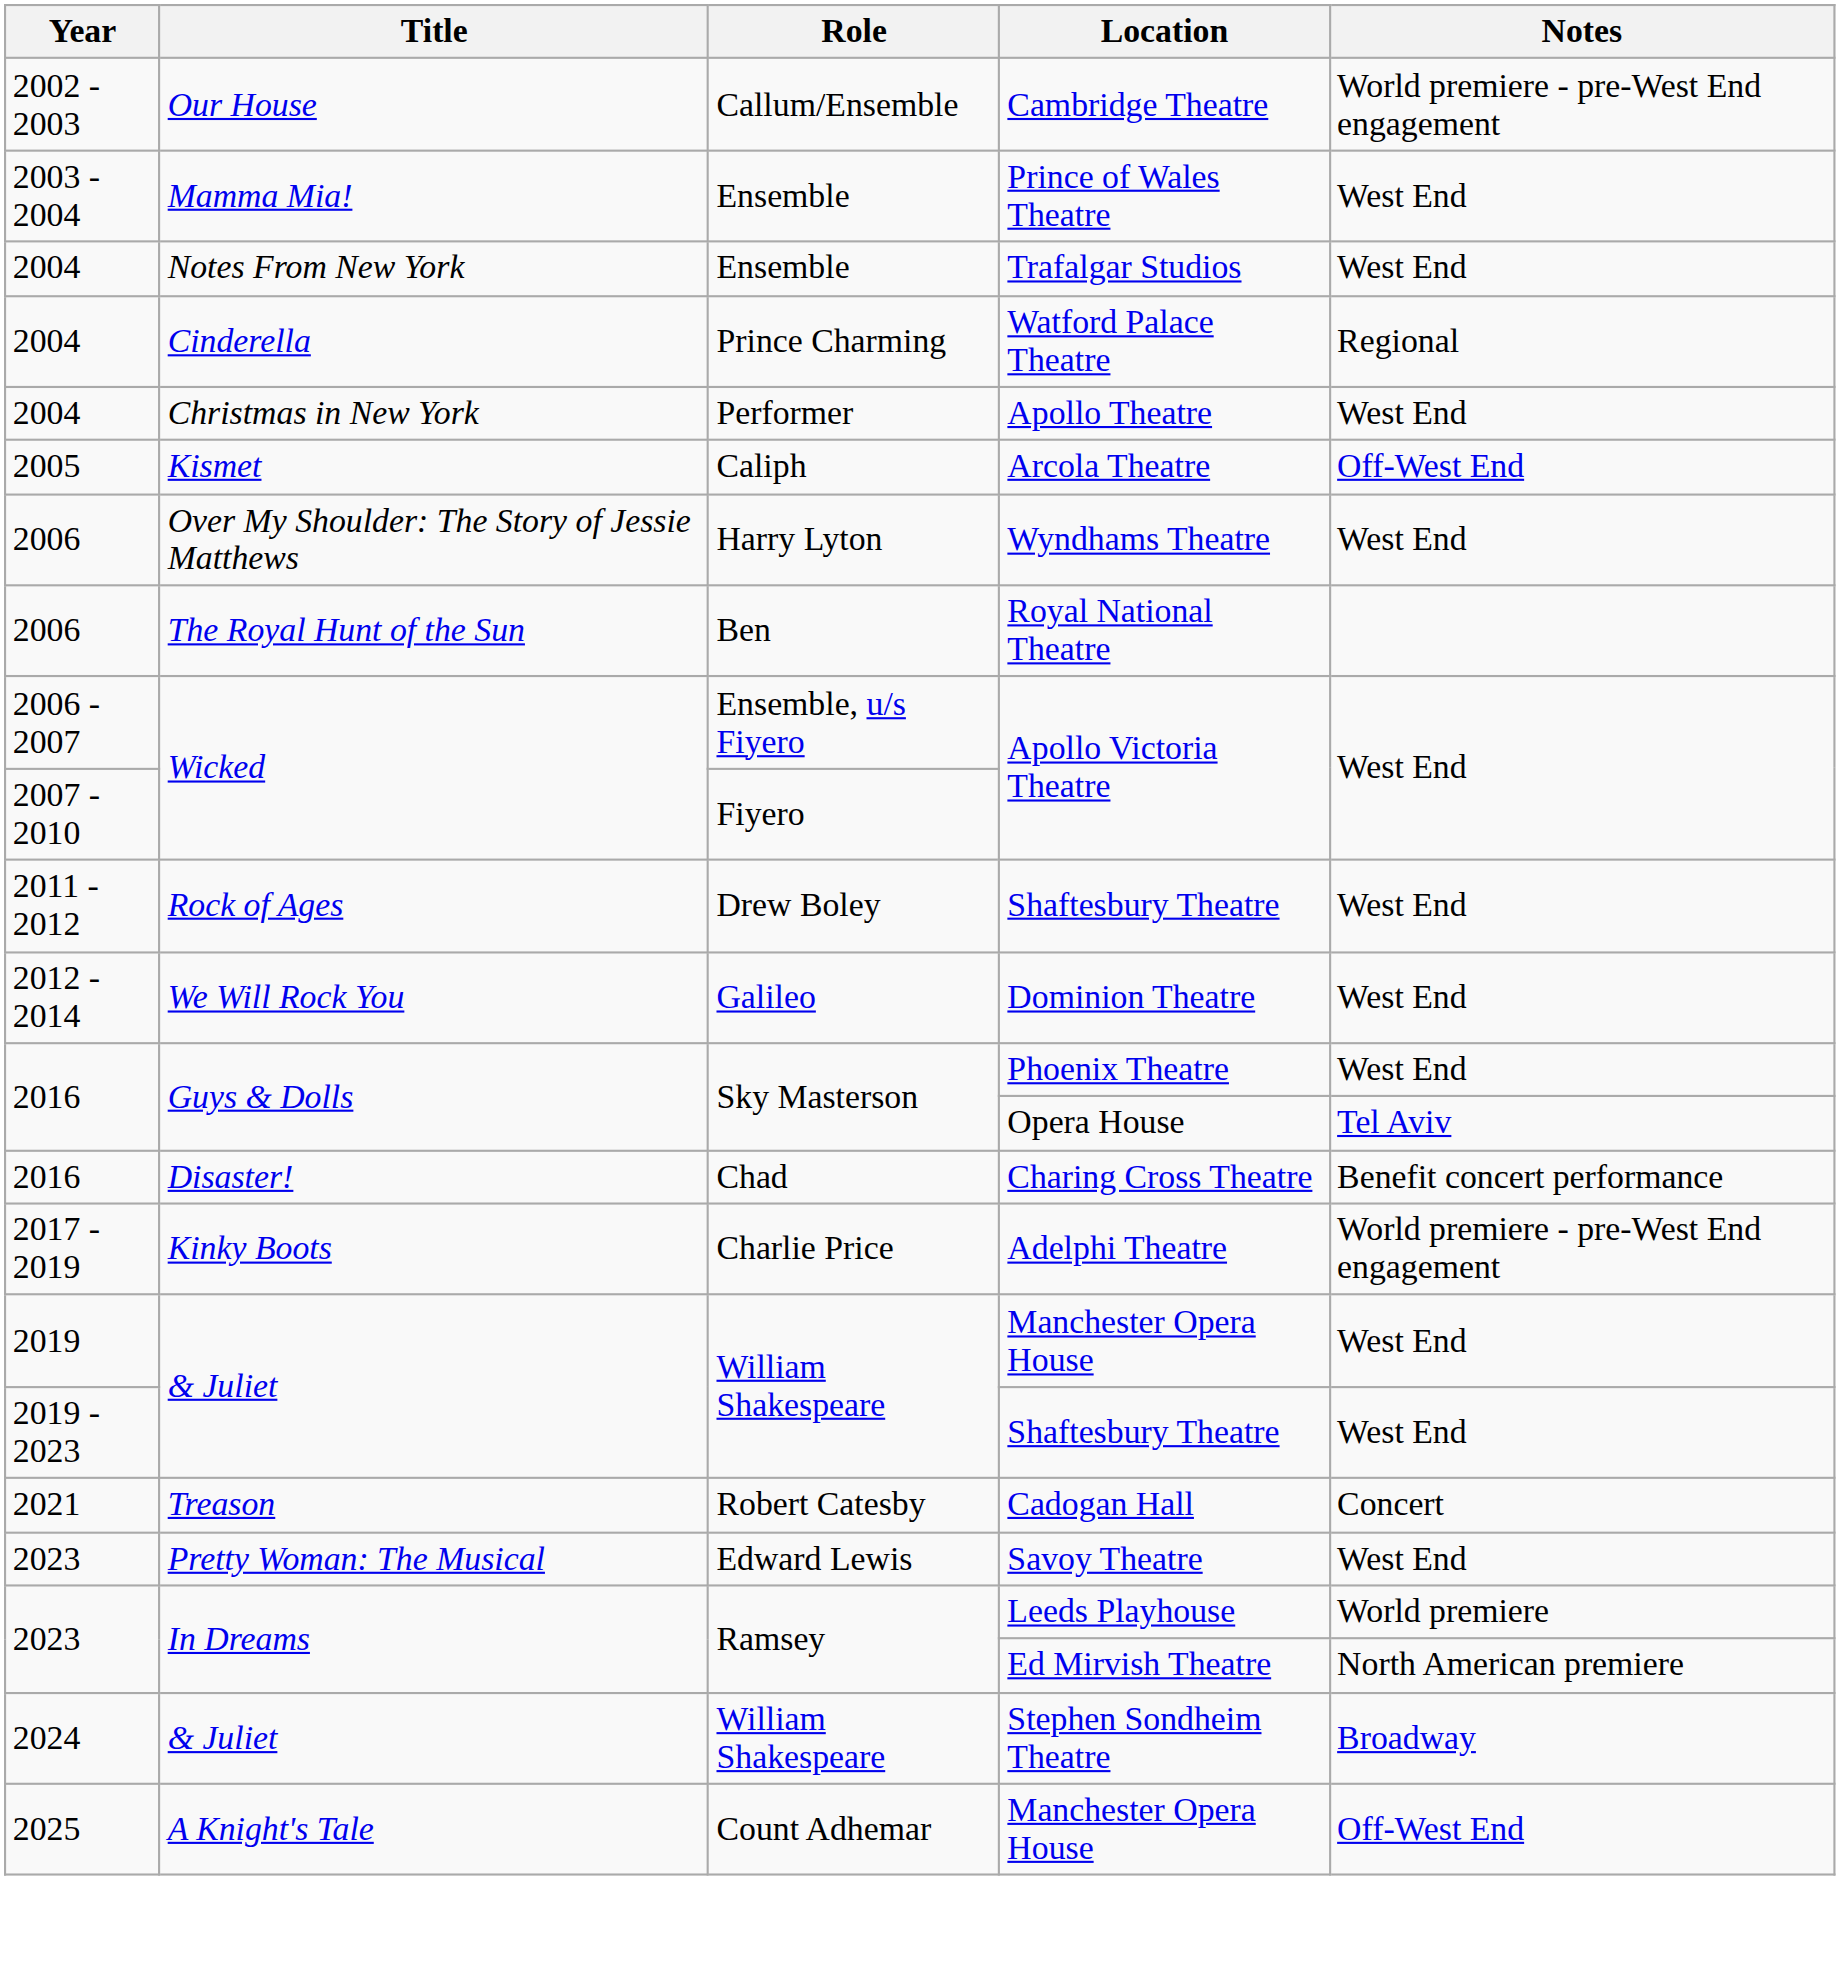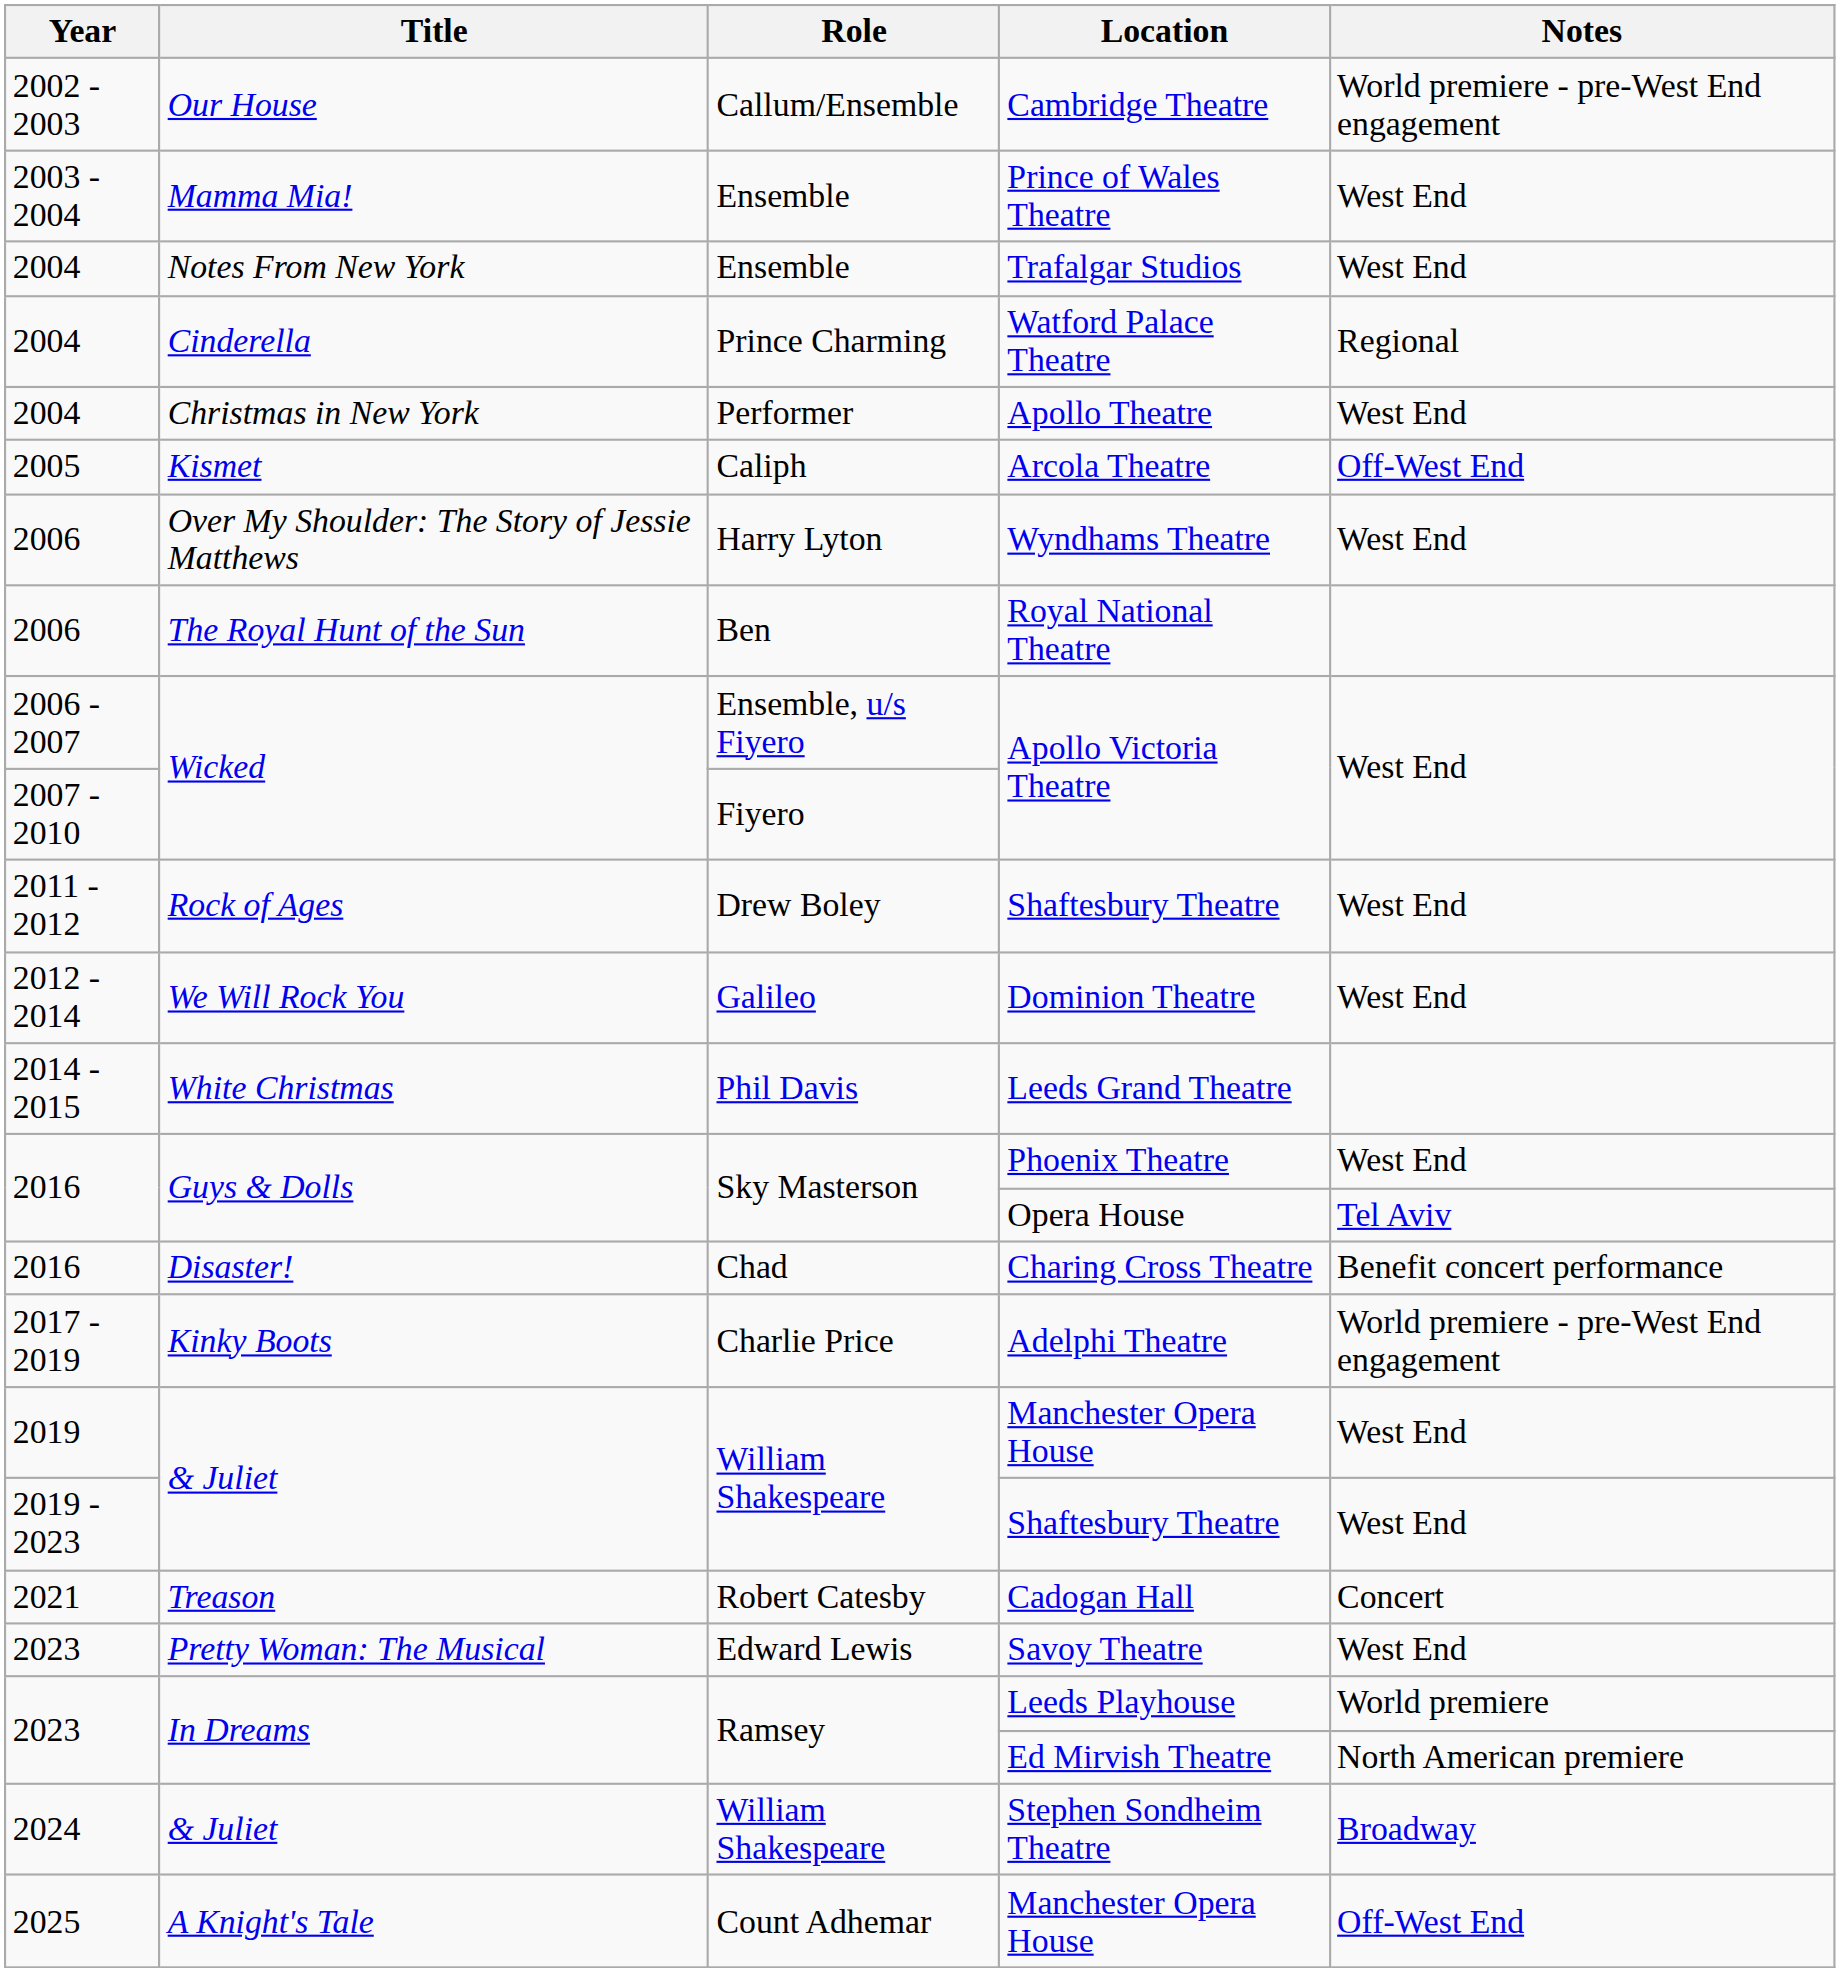+ row: (787, 1088)
